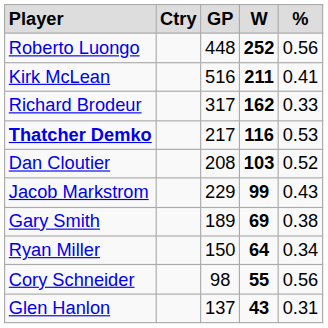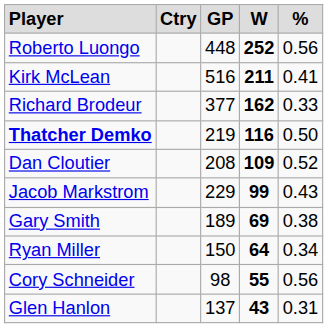(220, 105) 317 -> (220, 105) 377
(220, 134) 217 -> (220, 134) 219
(300, 134) 0.53 -> (300, 134) 0.50
(259, 163) 103 -> (259, 163) 109
